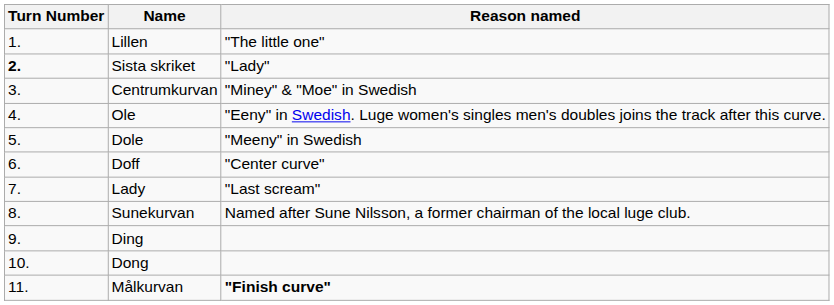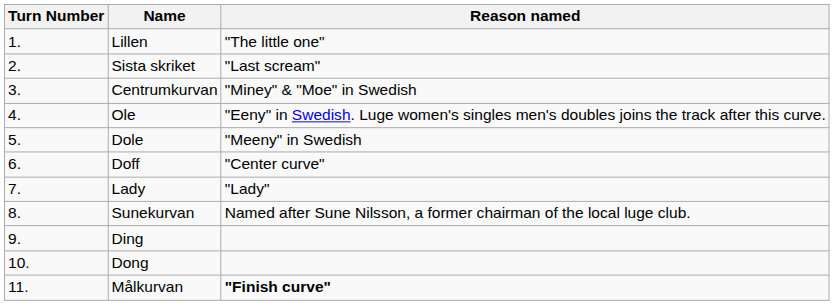(15, 66) bold -> (15, 66) normal
(247, 66) "Lady" -> (273, 66) "Last scream"
(273, 189) "Last scream" -> (247, 189) "Lady"
